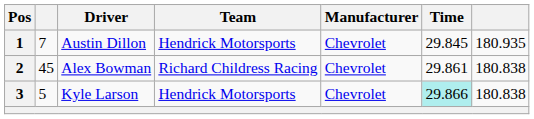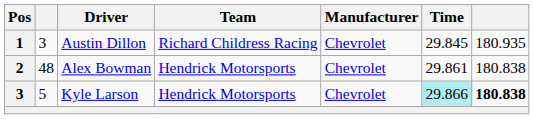(42, 43) 7 -> (42, 43) 3
(227, 43) Hendrick Motorsports -> (238, 43) Richard Childress Racing
(46, 68) 45 -> (46, 68) 48
(238, 68) Richard Childress Racing -> (227, 68) Hendrick Motorsports
(500, 94) normal -> (500, 94) bold
